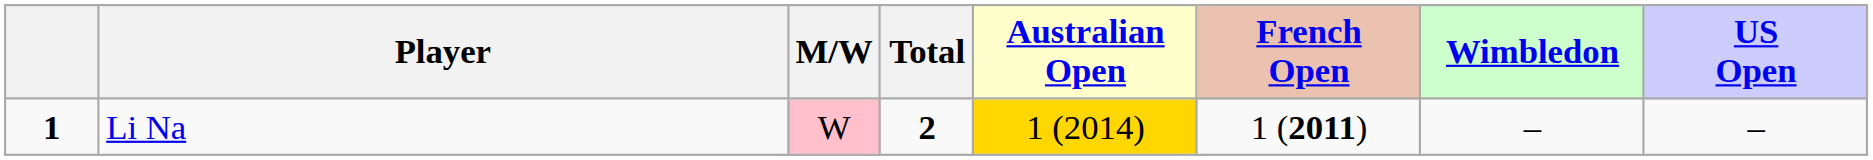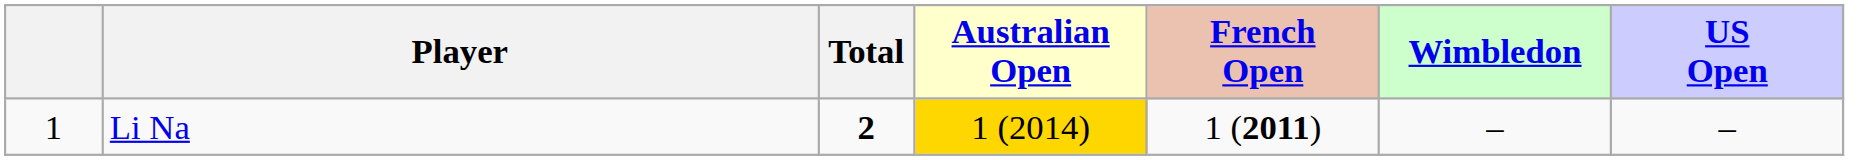- column: (834, 51)
(52, 126) bold -> (53, 126) normal
